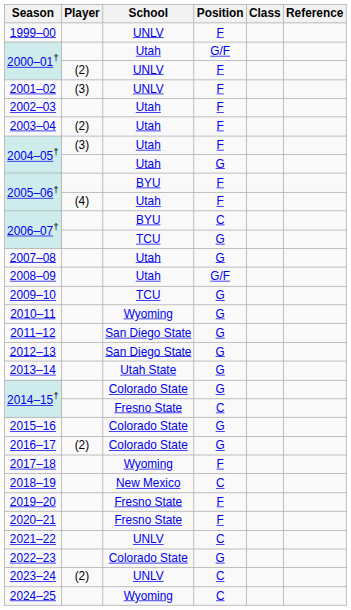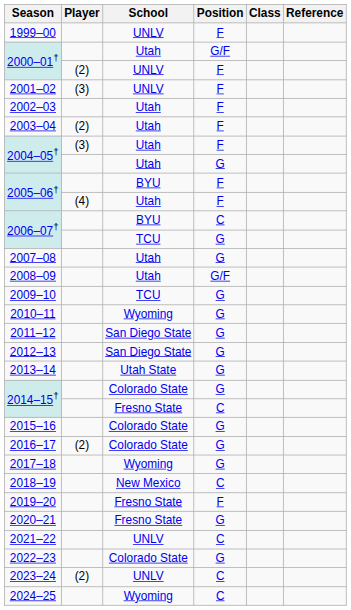(220, 464) F -> (220, 464) G
(220, 520) F -> (220, 520) G
